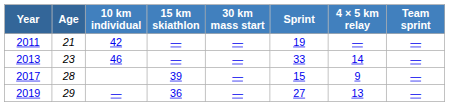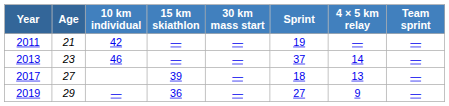(299, 59) 33 -> (299, 59) 37
(69, 76) 28 -> (69, 76) 27
(299, 76) 15 -> (299, 76) 18
(357, 76) 9 -> (357, 76) 13
(357, 93) 13 -> (357, 93) 9
